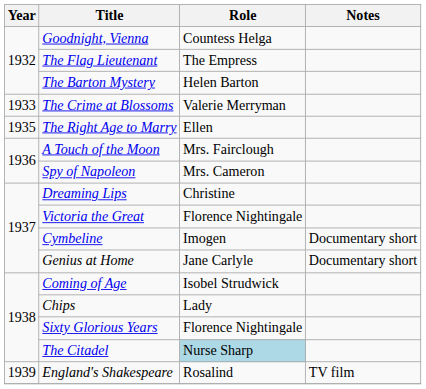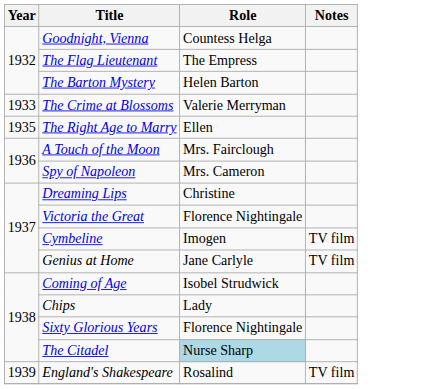(363, 238) Documentary short -> (332, 238) TV film
(363, 261) Documentary short -> (332, 261) TV film
